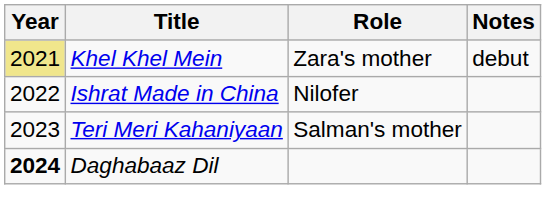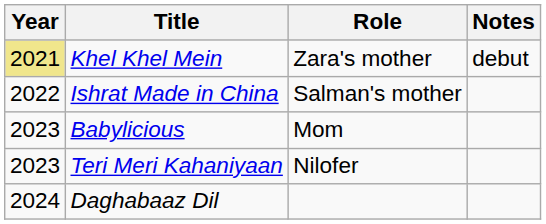(326, 93) Nilofer -> (378, 93) Salman's mother
+ row: (128, 129)
(378, 129) Salman's mother -> (326, 165) Nilofer
(35, 165) bold -> (35, 201) normal
